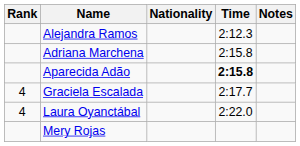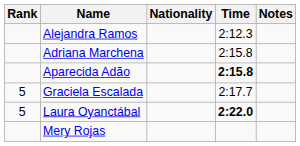(22, 92) 4 -> (22, 92) 5
(22, 111) 4 -> (22, 111) 5
(236, 111) normal -> (236, 111) bold
